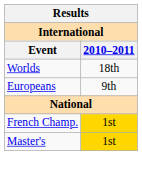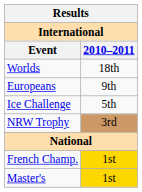+ row: (39, 104)
+ row: (38, 123)
